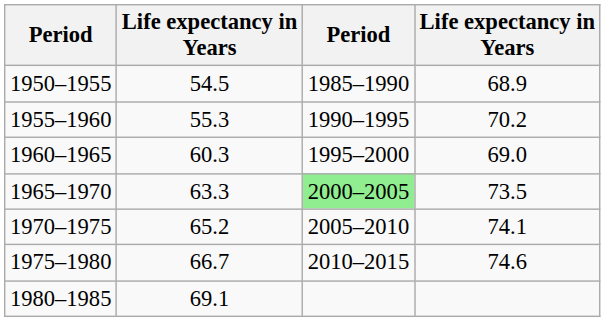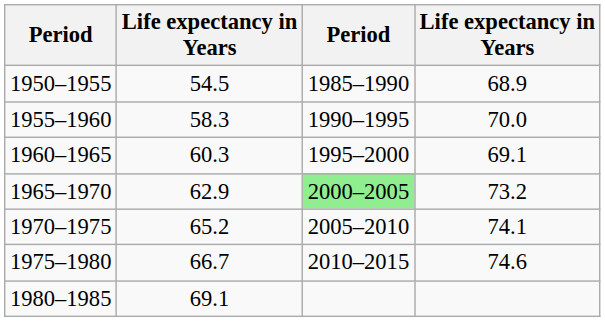(210, 119) 55.3 -> (210, 119) 58.3
(507, 119) 70.2 -> (507, 119) 70.0
(507, 155) 69.0 -> (507, 155) 69.1
(210, 190) 63.3 -> (210, 190) 62.9
(507, 190) 73.5 -> (507, 190) 73.2
